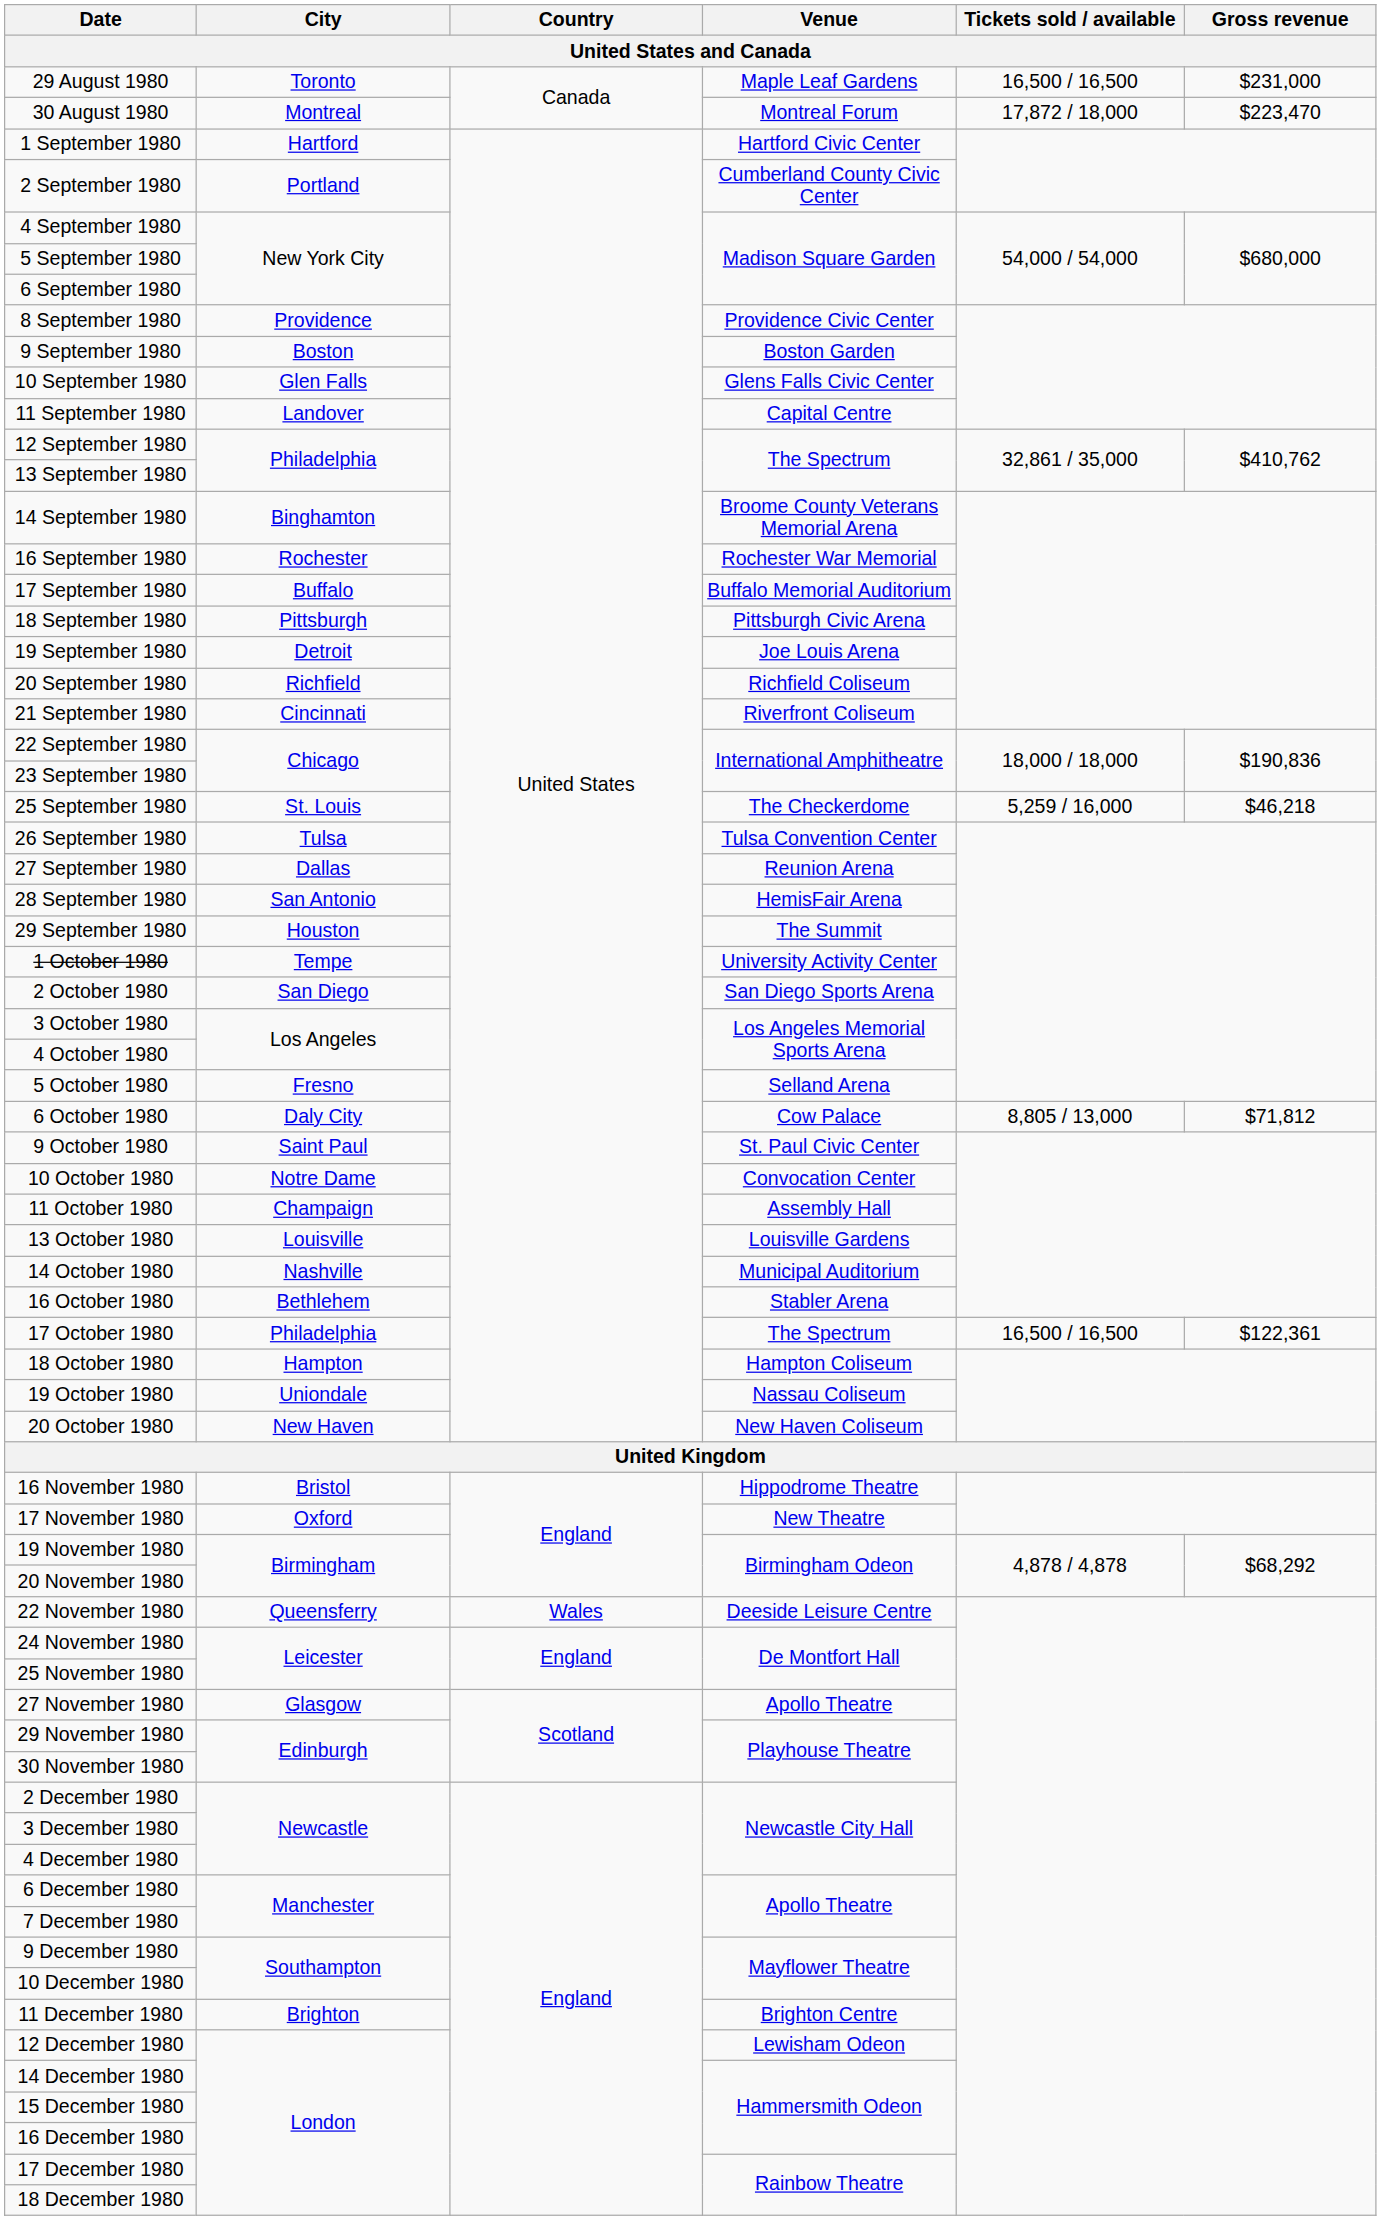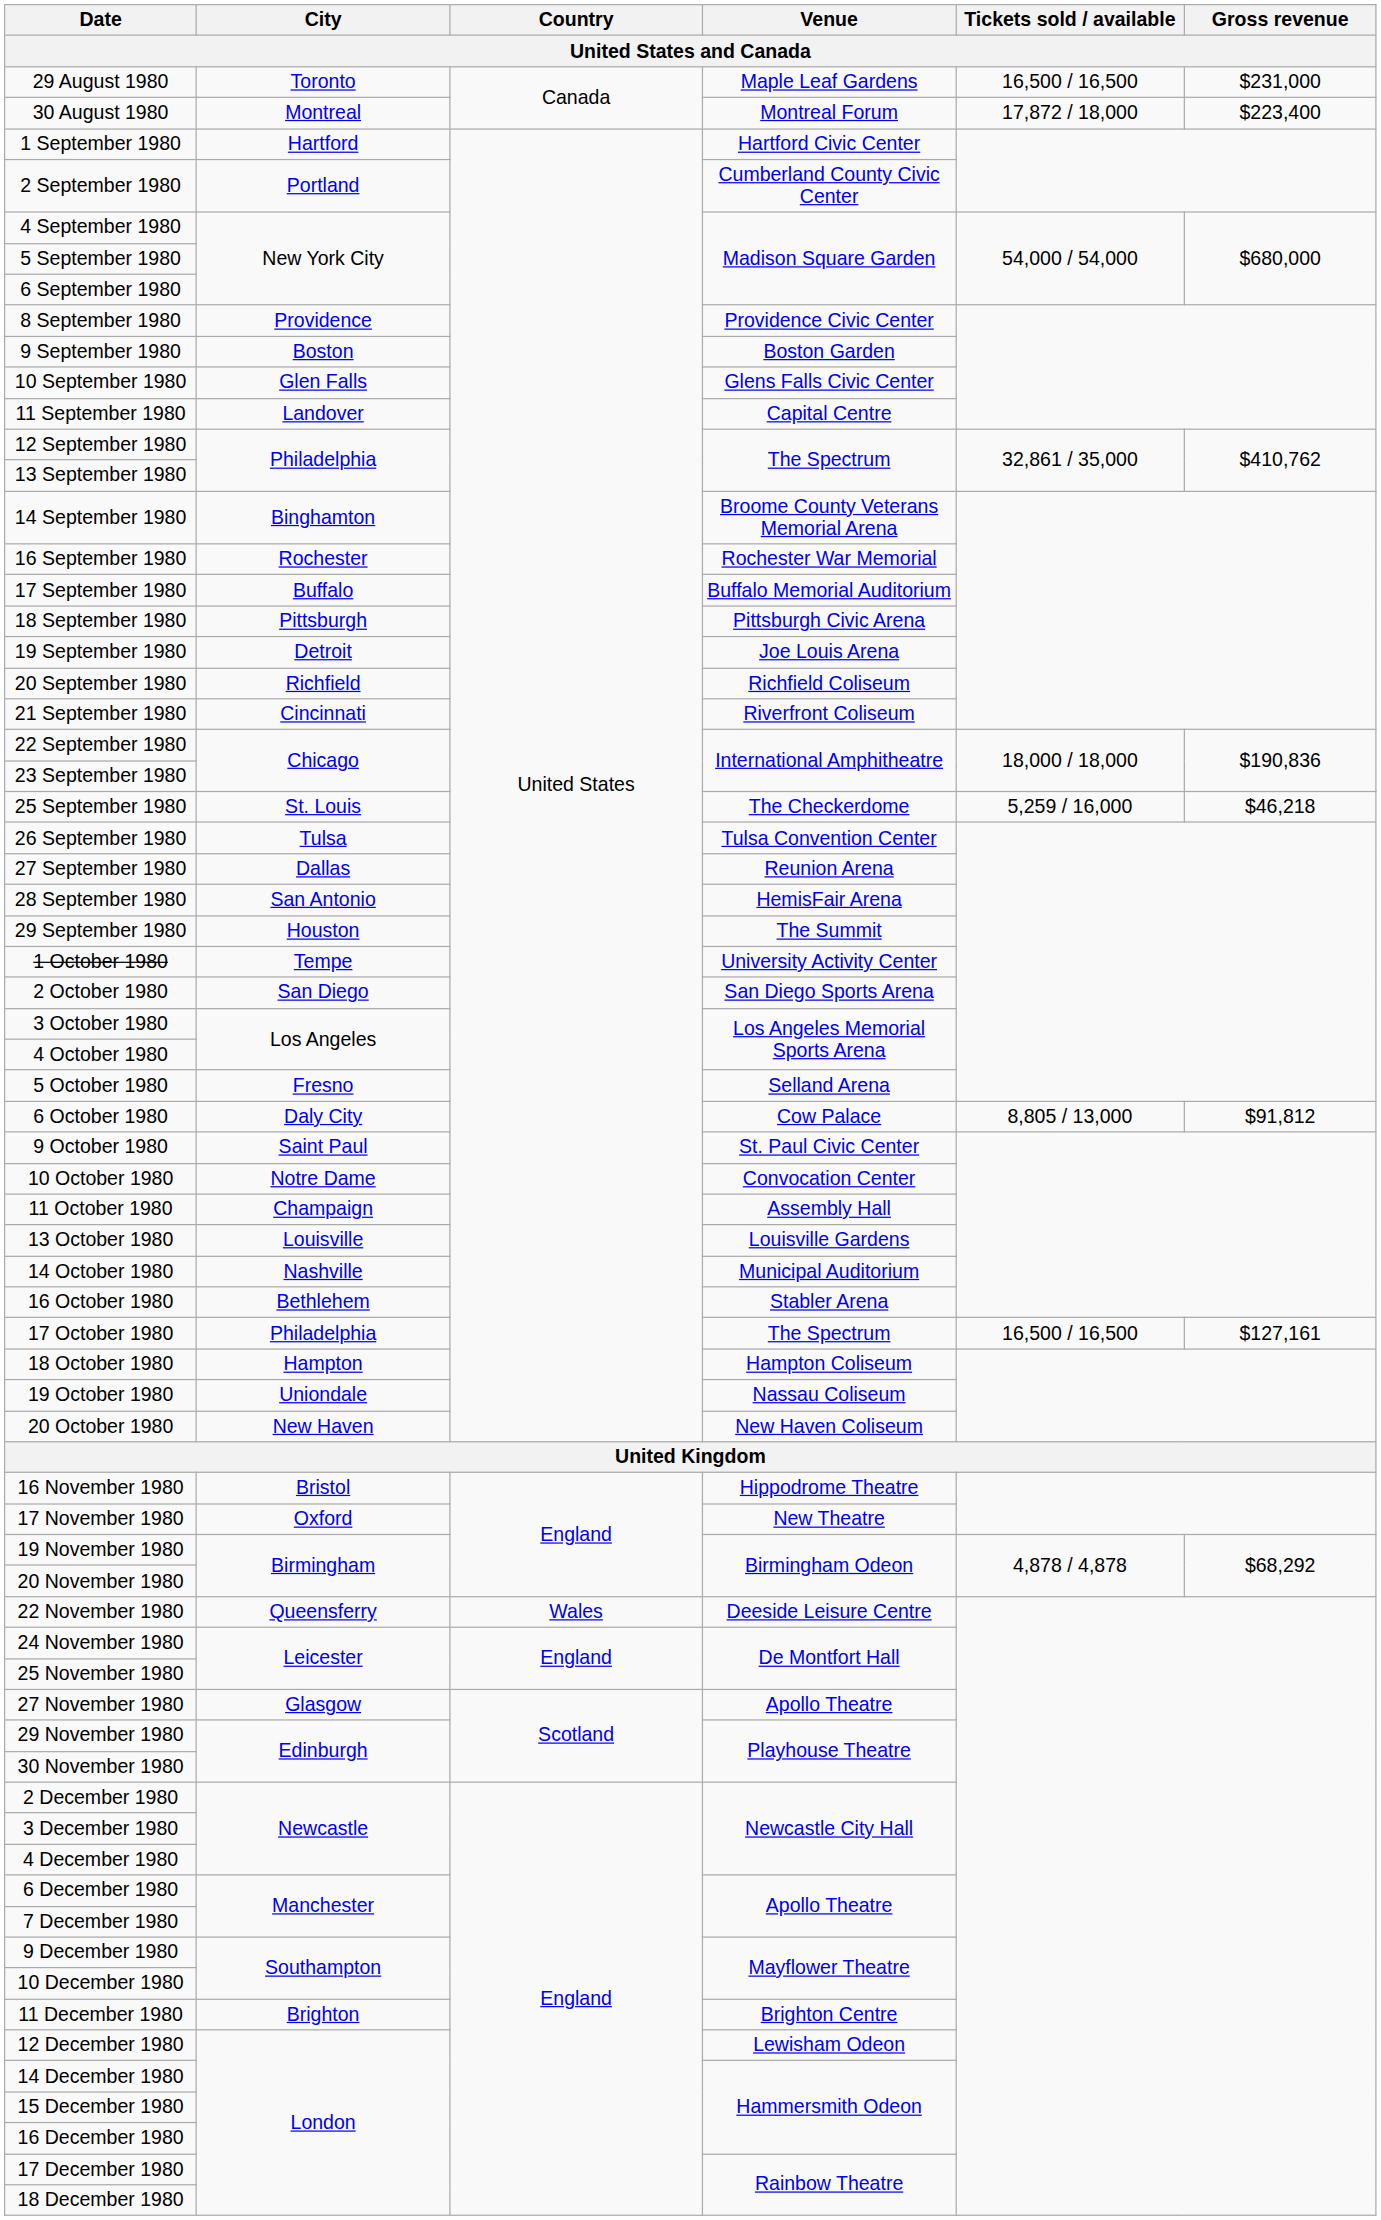(1280, 112) $223,470 -> (1280, 112) $223,400
(1280, 1116) $71,812 -> (1280, 1116) $91,812
(1280, 1333) $122,361 -> (1280, 1333) $127,161
